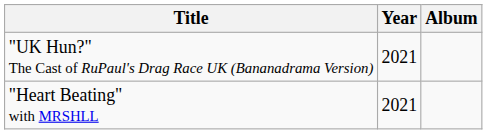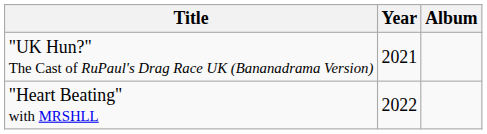(399, 104) 2021 -> (399, 104) 2022
